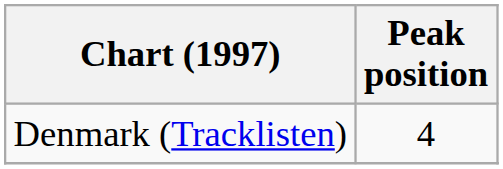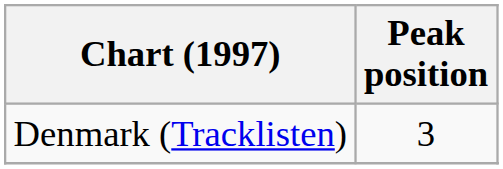(426, 132) 4 -> (426, 132) 3
